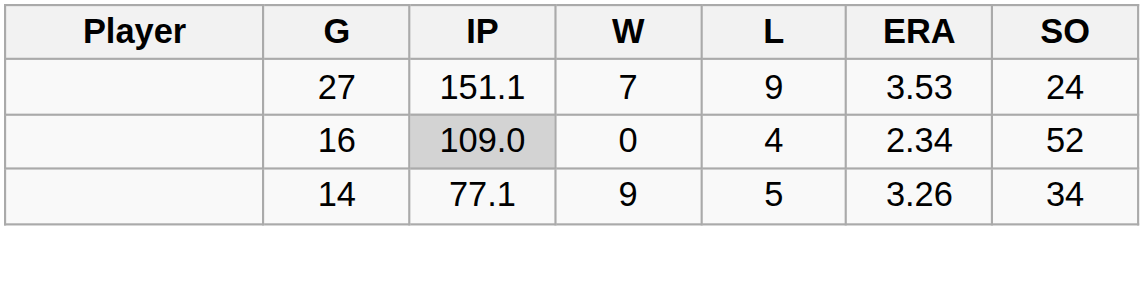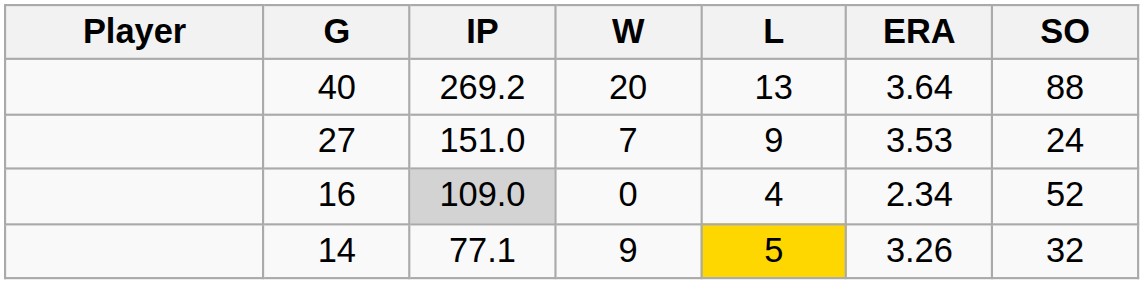+ row: (337, 86)
(482, 86) 151.1 -> (482, 140) 151.0
(774, 195) no background -> (774, 250) gold background
(1065, 195) 34 -> (1065, 250) 32
